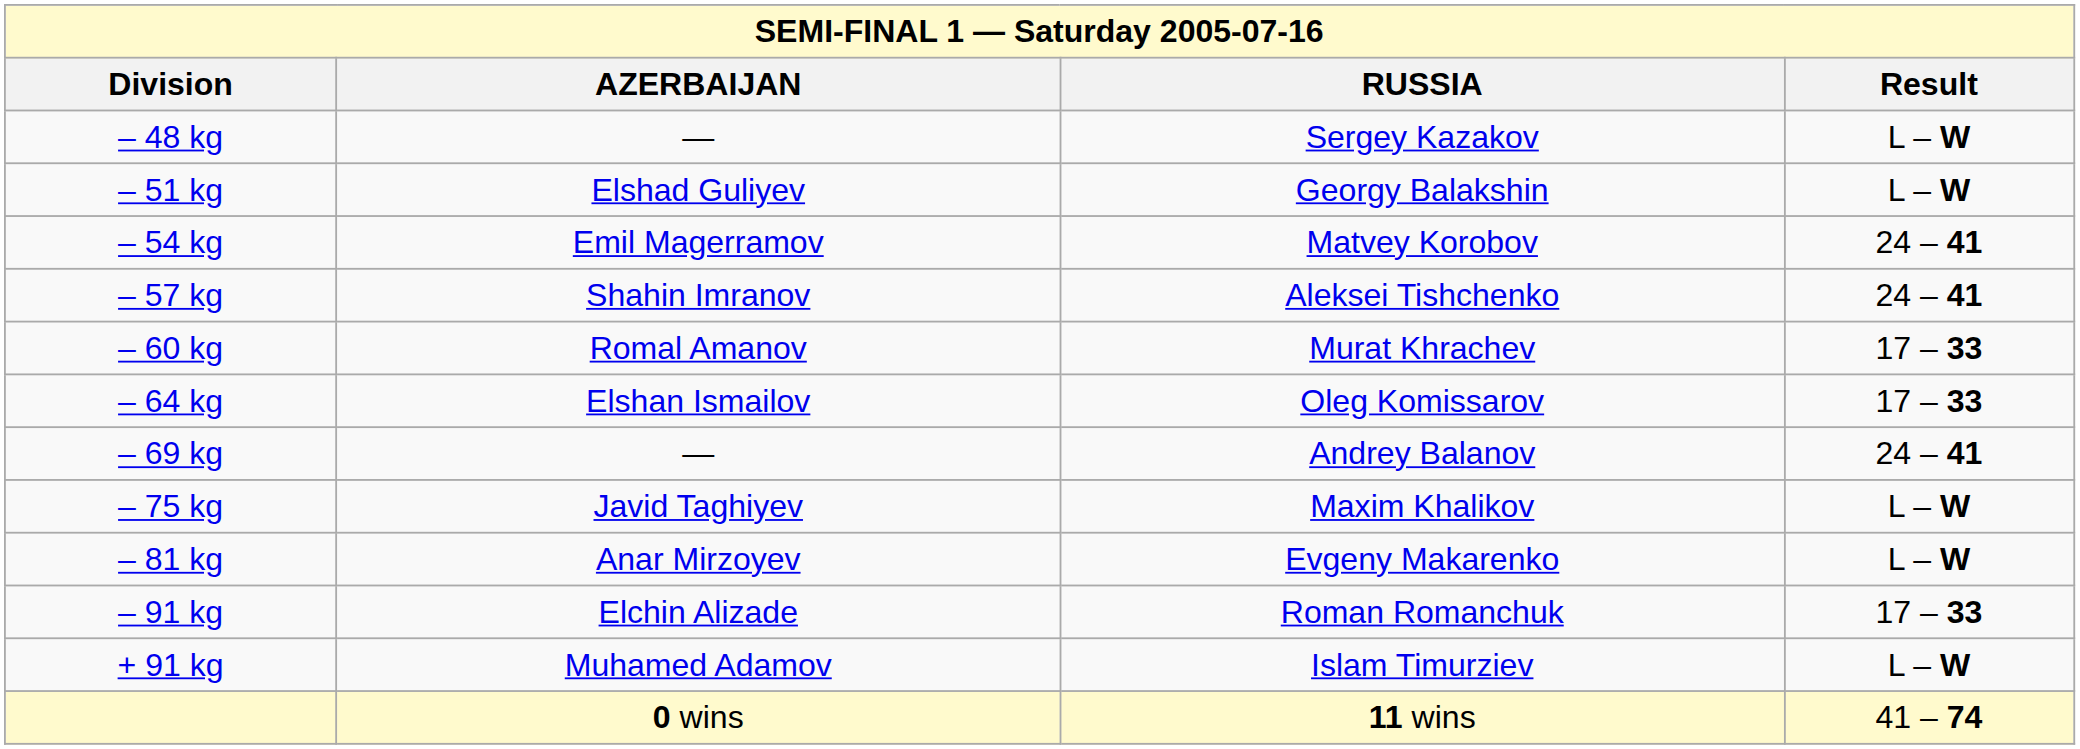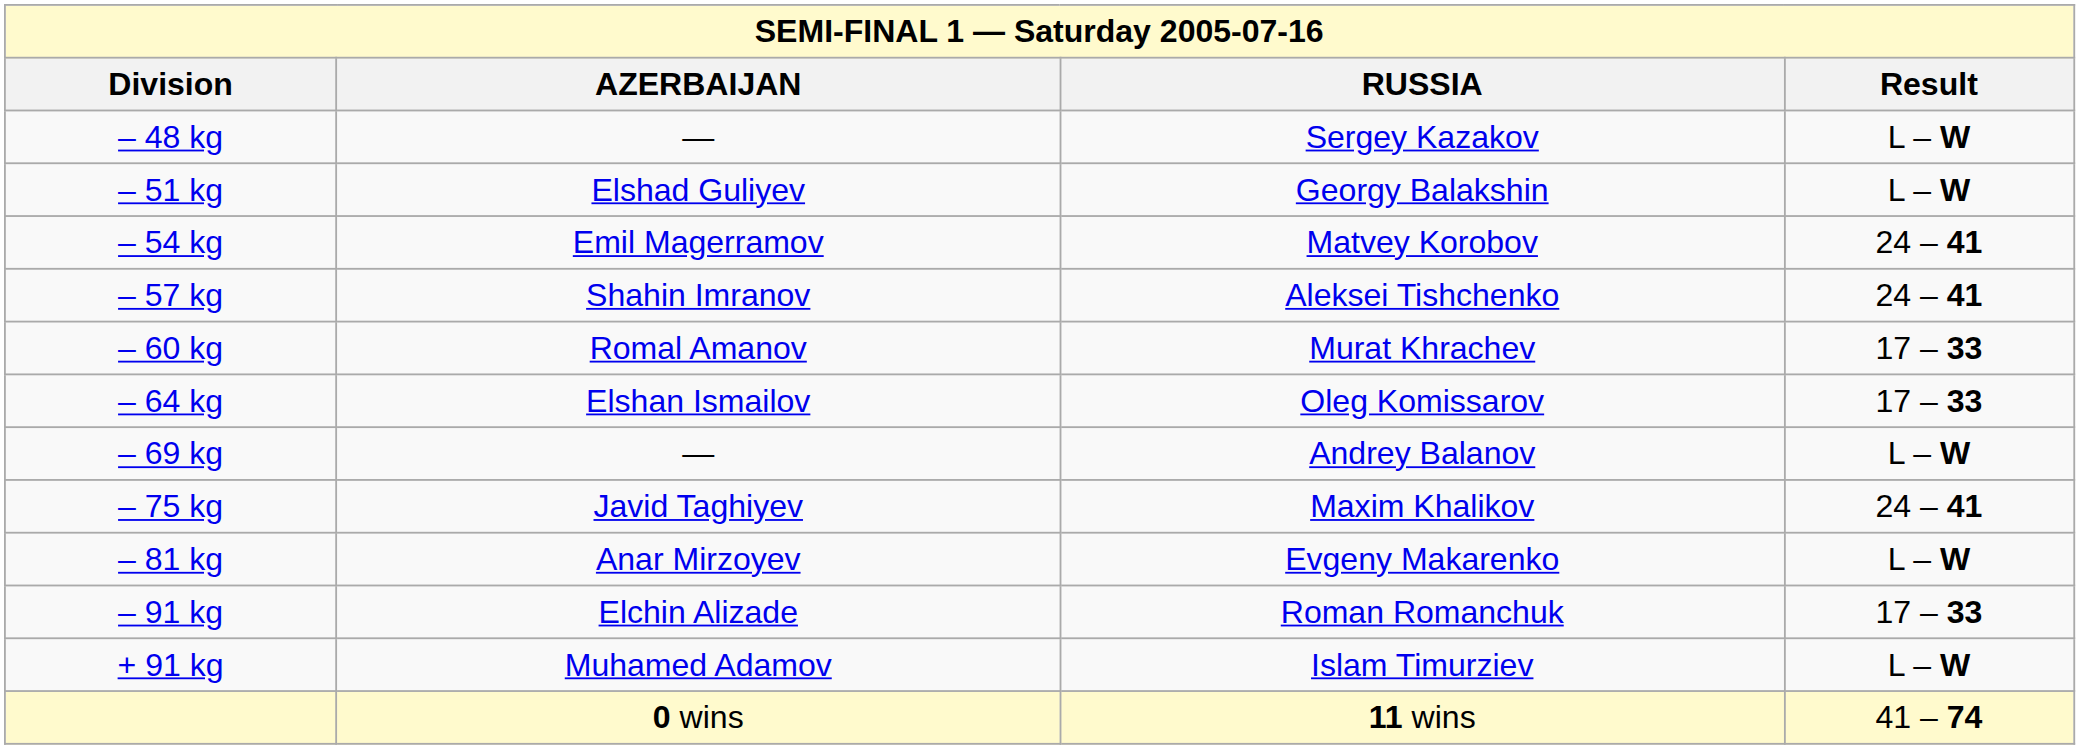(1929, 453) 24 – 41 -> (1929, 453) L – W
(1929, 506) L – W -> (1929, 506) 24 – 41
